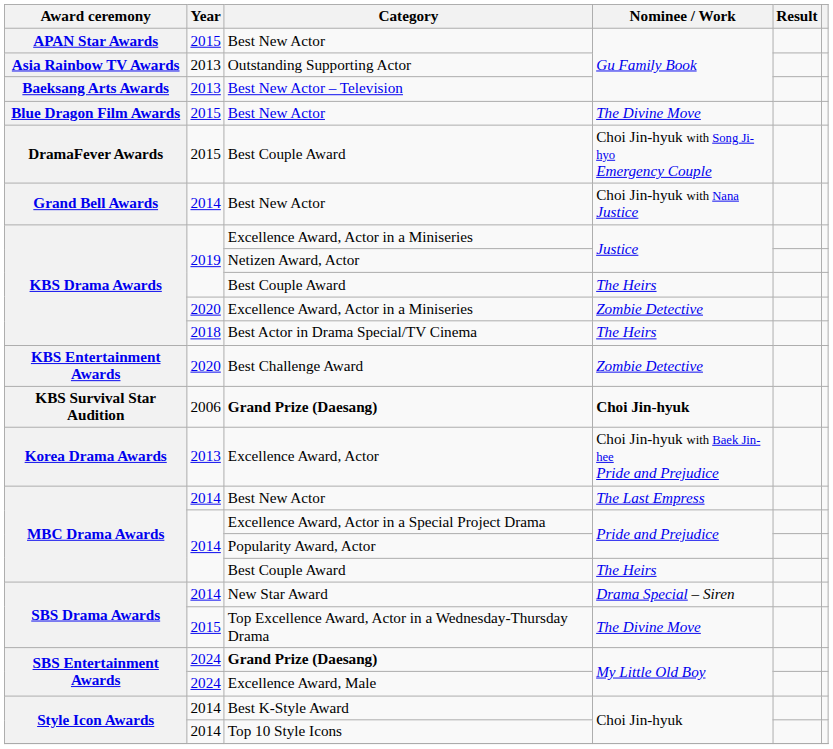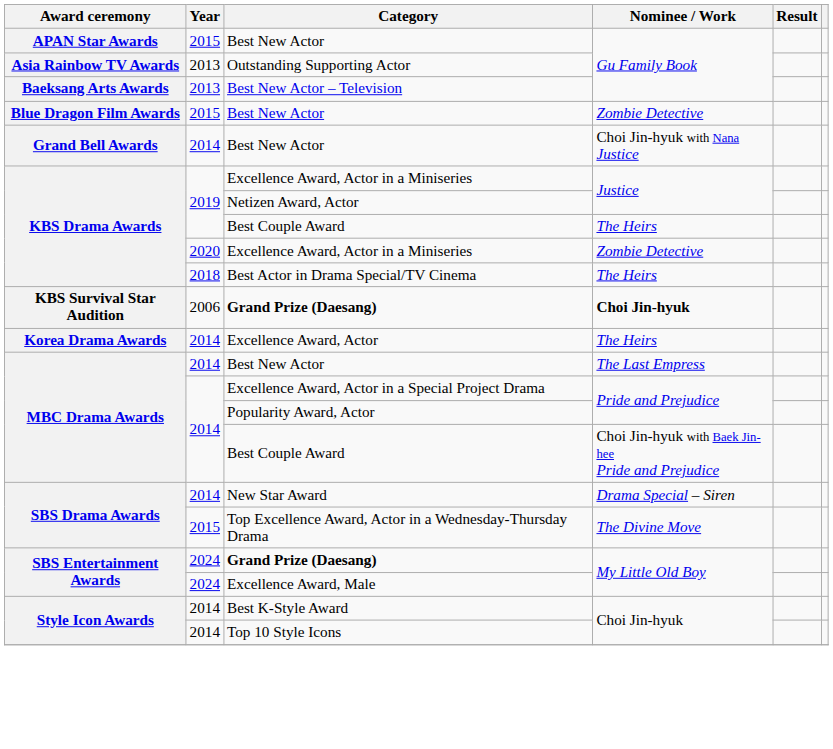(649, 112) The Divine Move -> (650, 112) Zombie Detective
- row: (96, 154)
- row: (96, 365)
(206, 456) 2013 -> (205, 340) 2014
(678, 456) Choi Jin-hyuk with Baek Jin-hee Pride and Prejudice -> (627, 340) The Heirs
(626, 570) The Heirs -> (679, 453) Choi Jin-hyuk with Baek Jin-hee Pride and Prejudice
